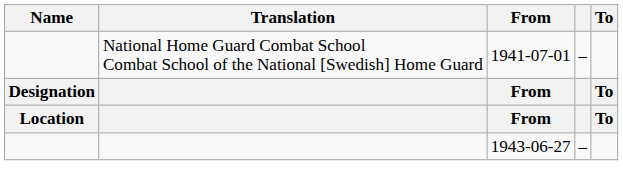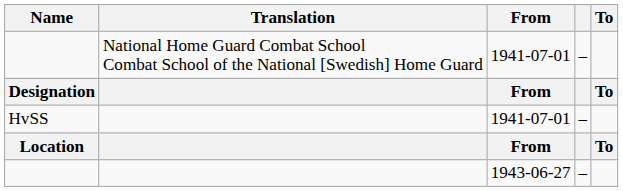+ row: (28, 118)
